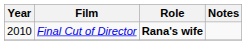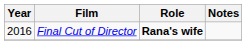(19, 31) 2010 -> (19, 31) 2016
